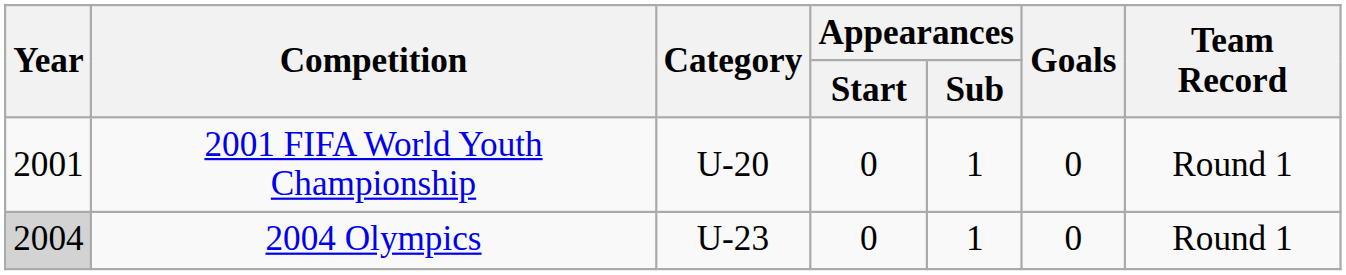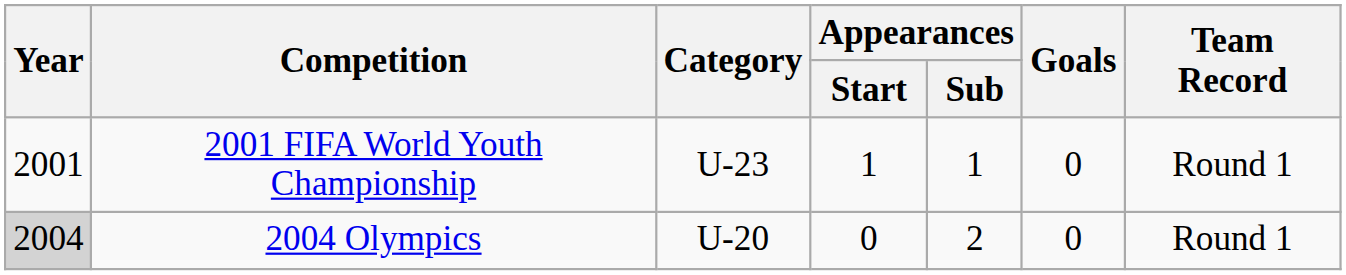(733, 163) U-20 -> (733, 163) U-23
(869, 163) 0 -> (869, 163) 1
(733, 239) U-23 -> (733, 239) U-20
(975, 239) 1 -> (975, 239) 2
